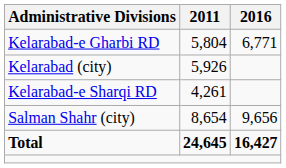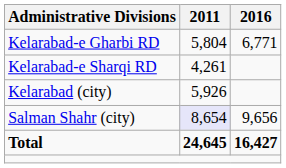rows swapped: (82, 92) <-> (60, 67)
(209, 117) no background -> (209, 117) lavender background
